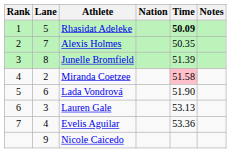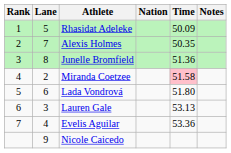(184, 28) bold -> (184, 28) normal
(184, 60) 51.39 -> (184, 60) 51.36
(184, 92) 51.90 -> (184, 92) 51.80
